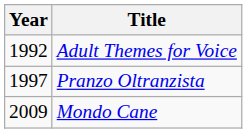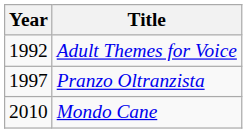(28, 111) 2009 -> (28, 111) 2010
